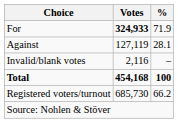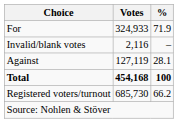(132, 28) bold -> (132, 28) normal
rows swapped: (23, 45) <-> (46, 61)
